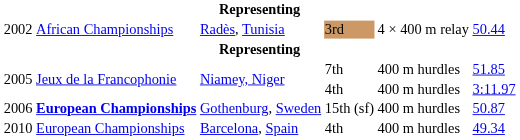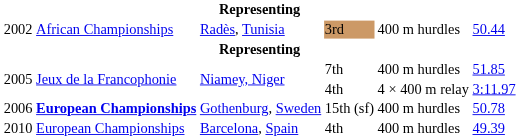(423, 29) 4 × 400 m relay -> (419, 29) 400 m hurdles
(419, 89) 400 m hurdles -> (423, 89) 4 × 400 m relay
(489, 108) 50.87 -> (489, 108) 50.78
(489, 128) 49.34 -> (489, 128) 49.39
